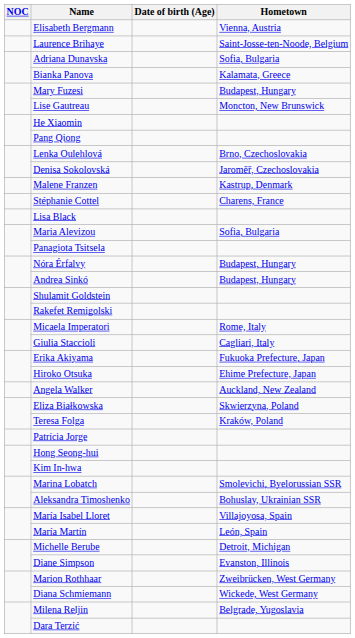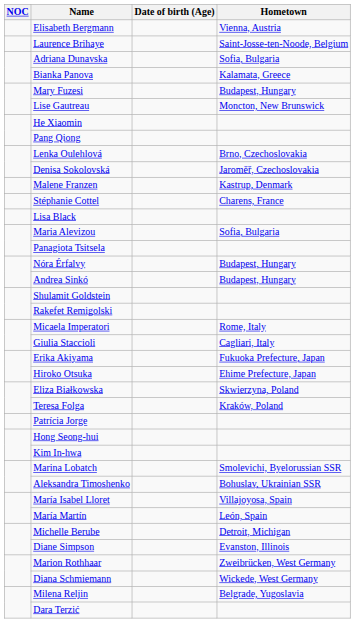- row: (63, 389)
